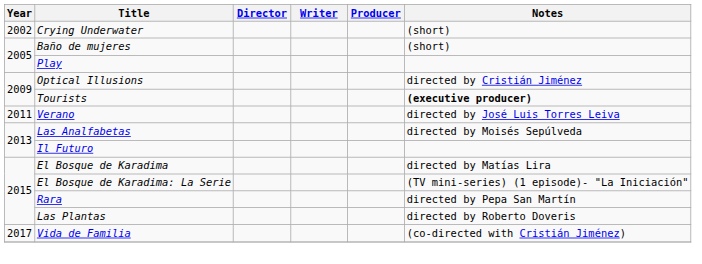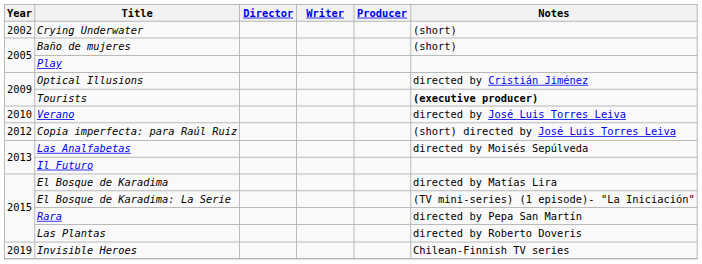(19, 115) 2011 -> (19, 115) 2010
+ row: (137, 132)
- row: (84, 233)
+ row: (87, 250)
